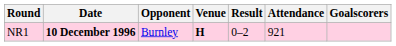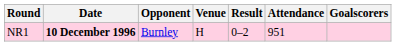(200, 31) bold -> (200, 31) normal
(276, 31) 921 -> (276, 31) 951
